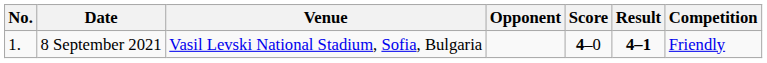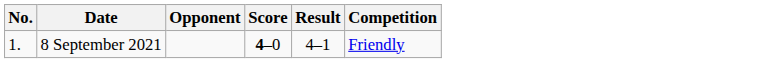- column: (326, 17)
(638, 44) bold -> (318, 44) normal
